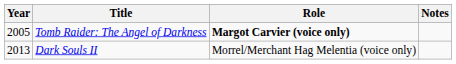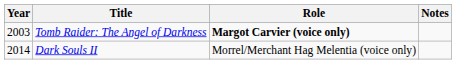(19, 31) 2005 -> (19, 31) 2003
(19, 50) 2013 -> (19, 50) 2014
